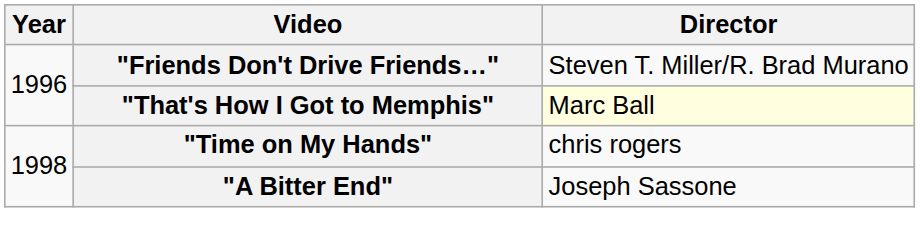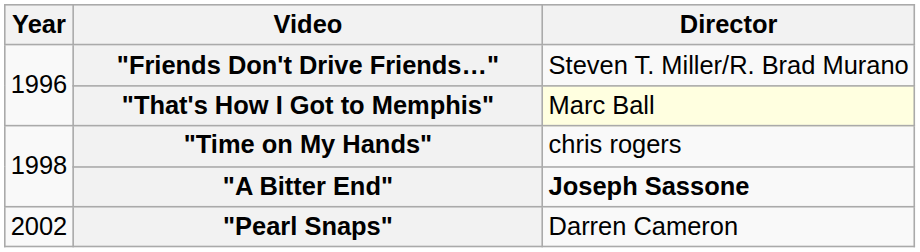(643, 186) normal -> (649, 186) bold
+ row: (308, 226)
